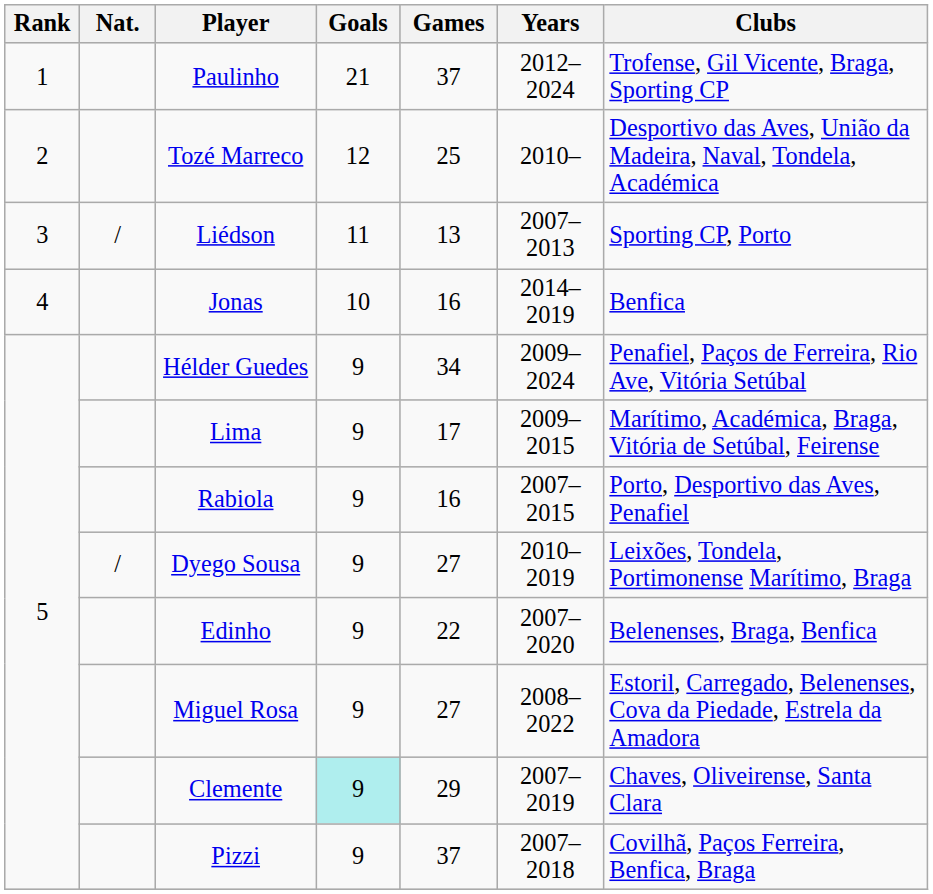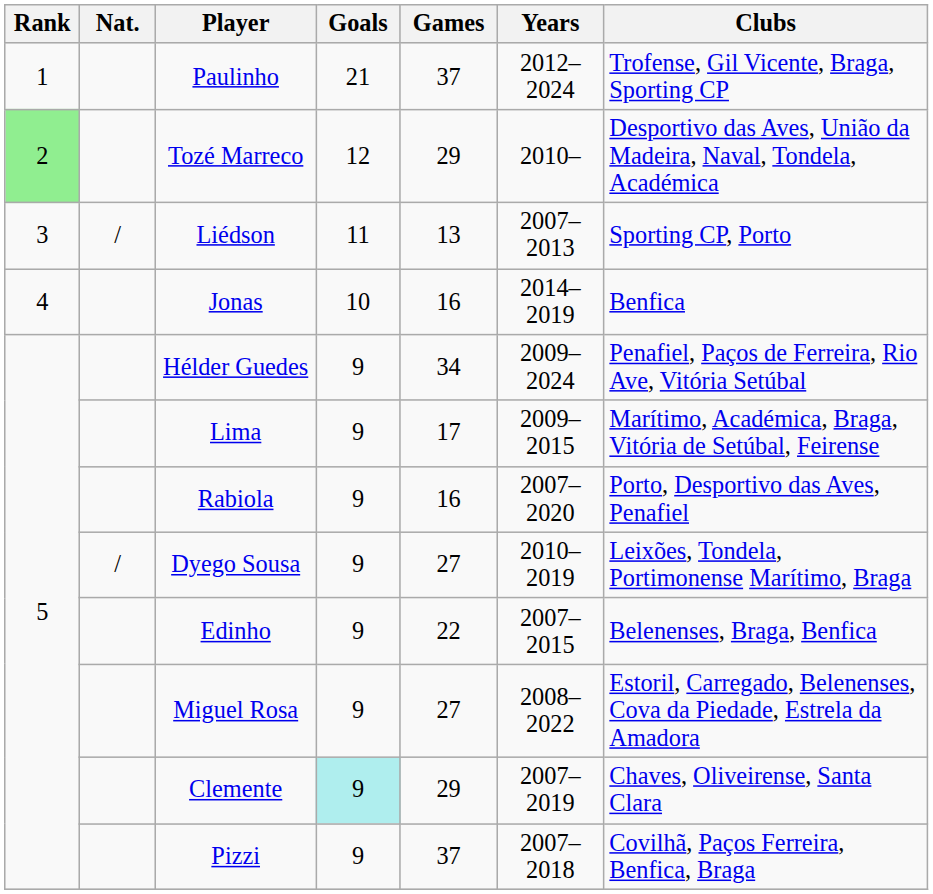(42, 155) no background -> (42, 155) lightgreen background
(449, 155) 25 -> (449, 155) 29
(550, 498) 2007–2015 -> (550, 498) 2007–2020
(550, 630) 2007–2020 -> (550, 630) 2007–2015
